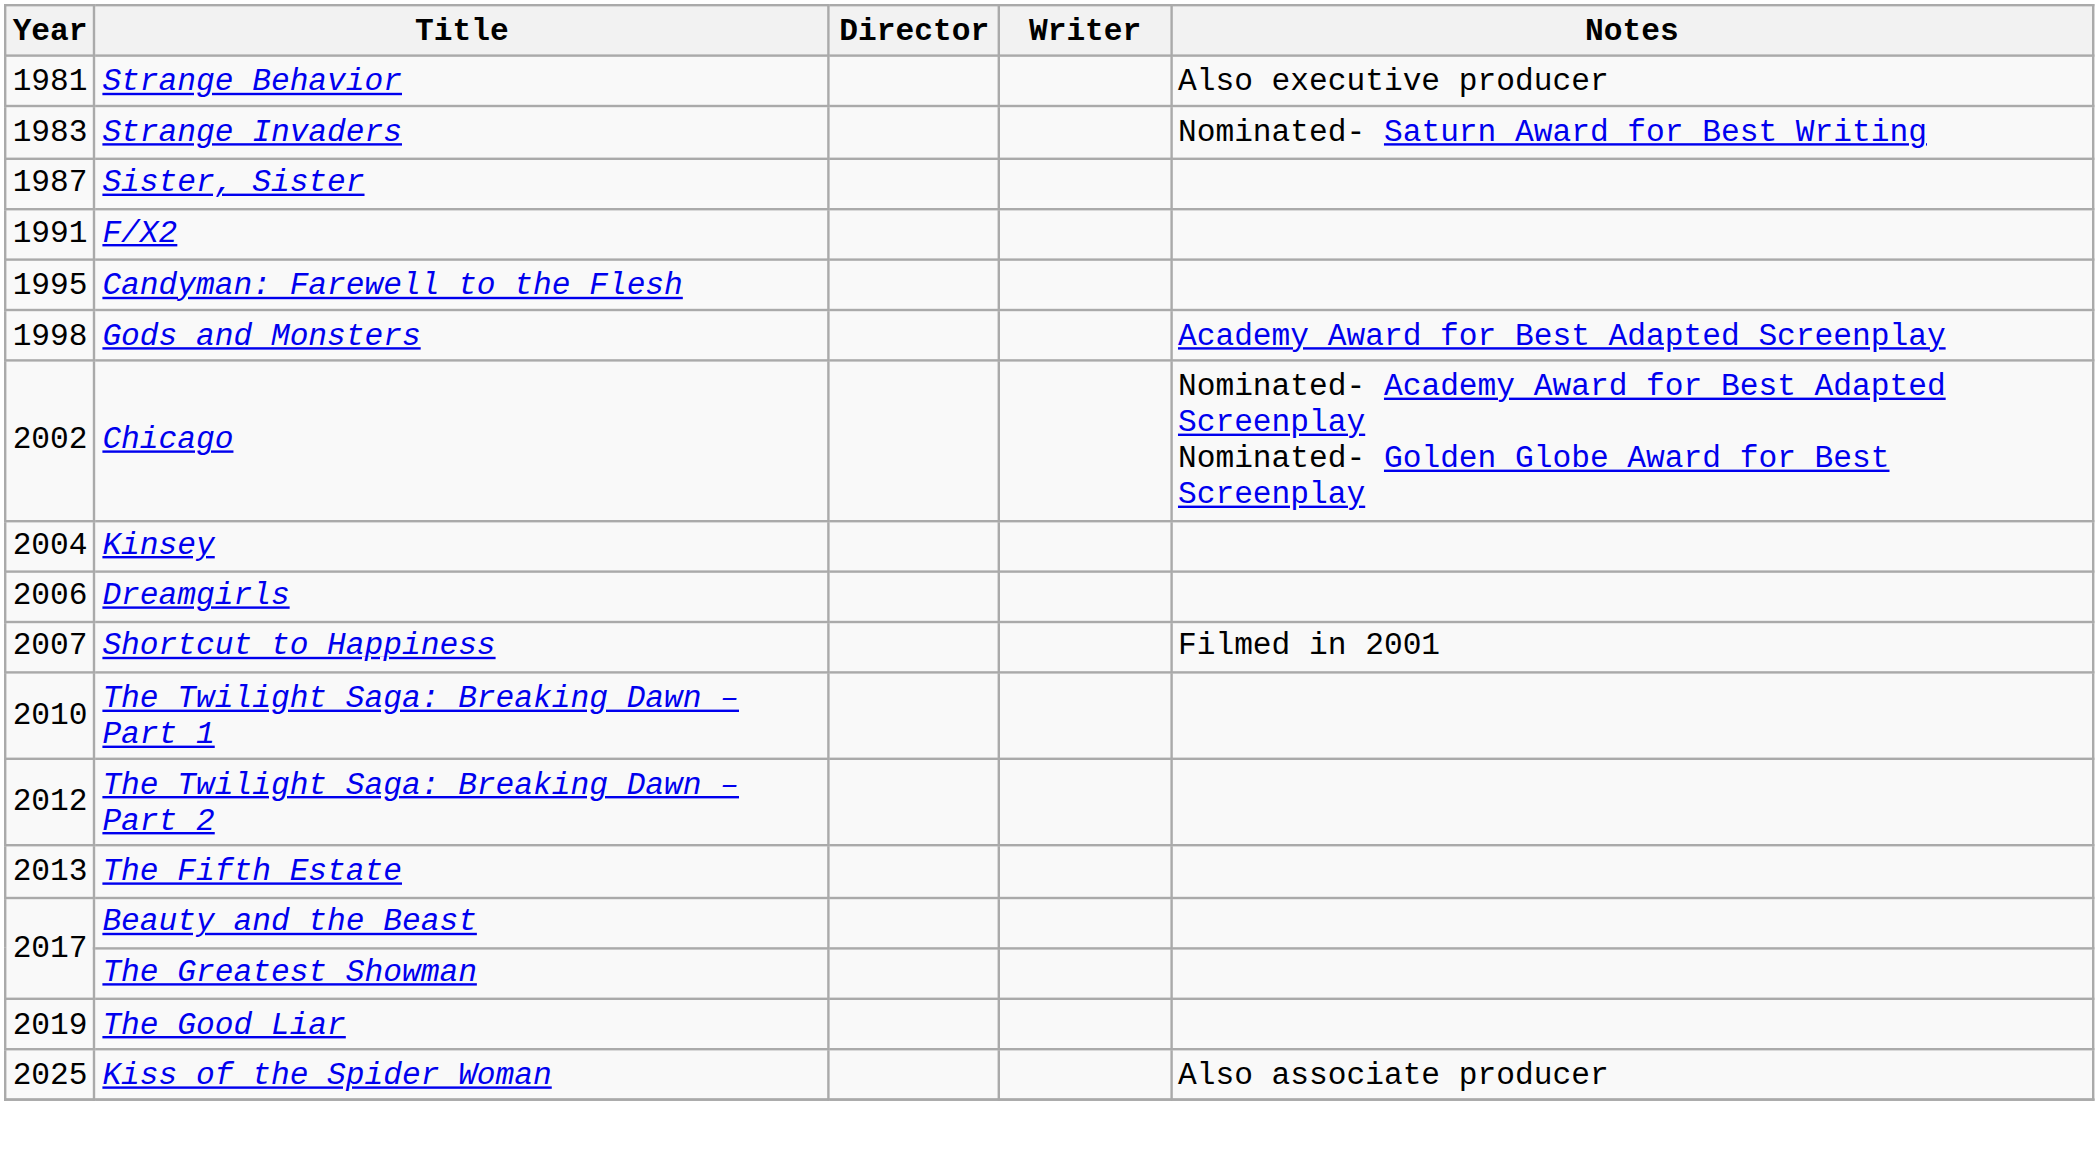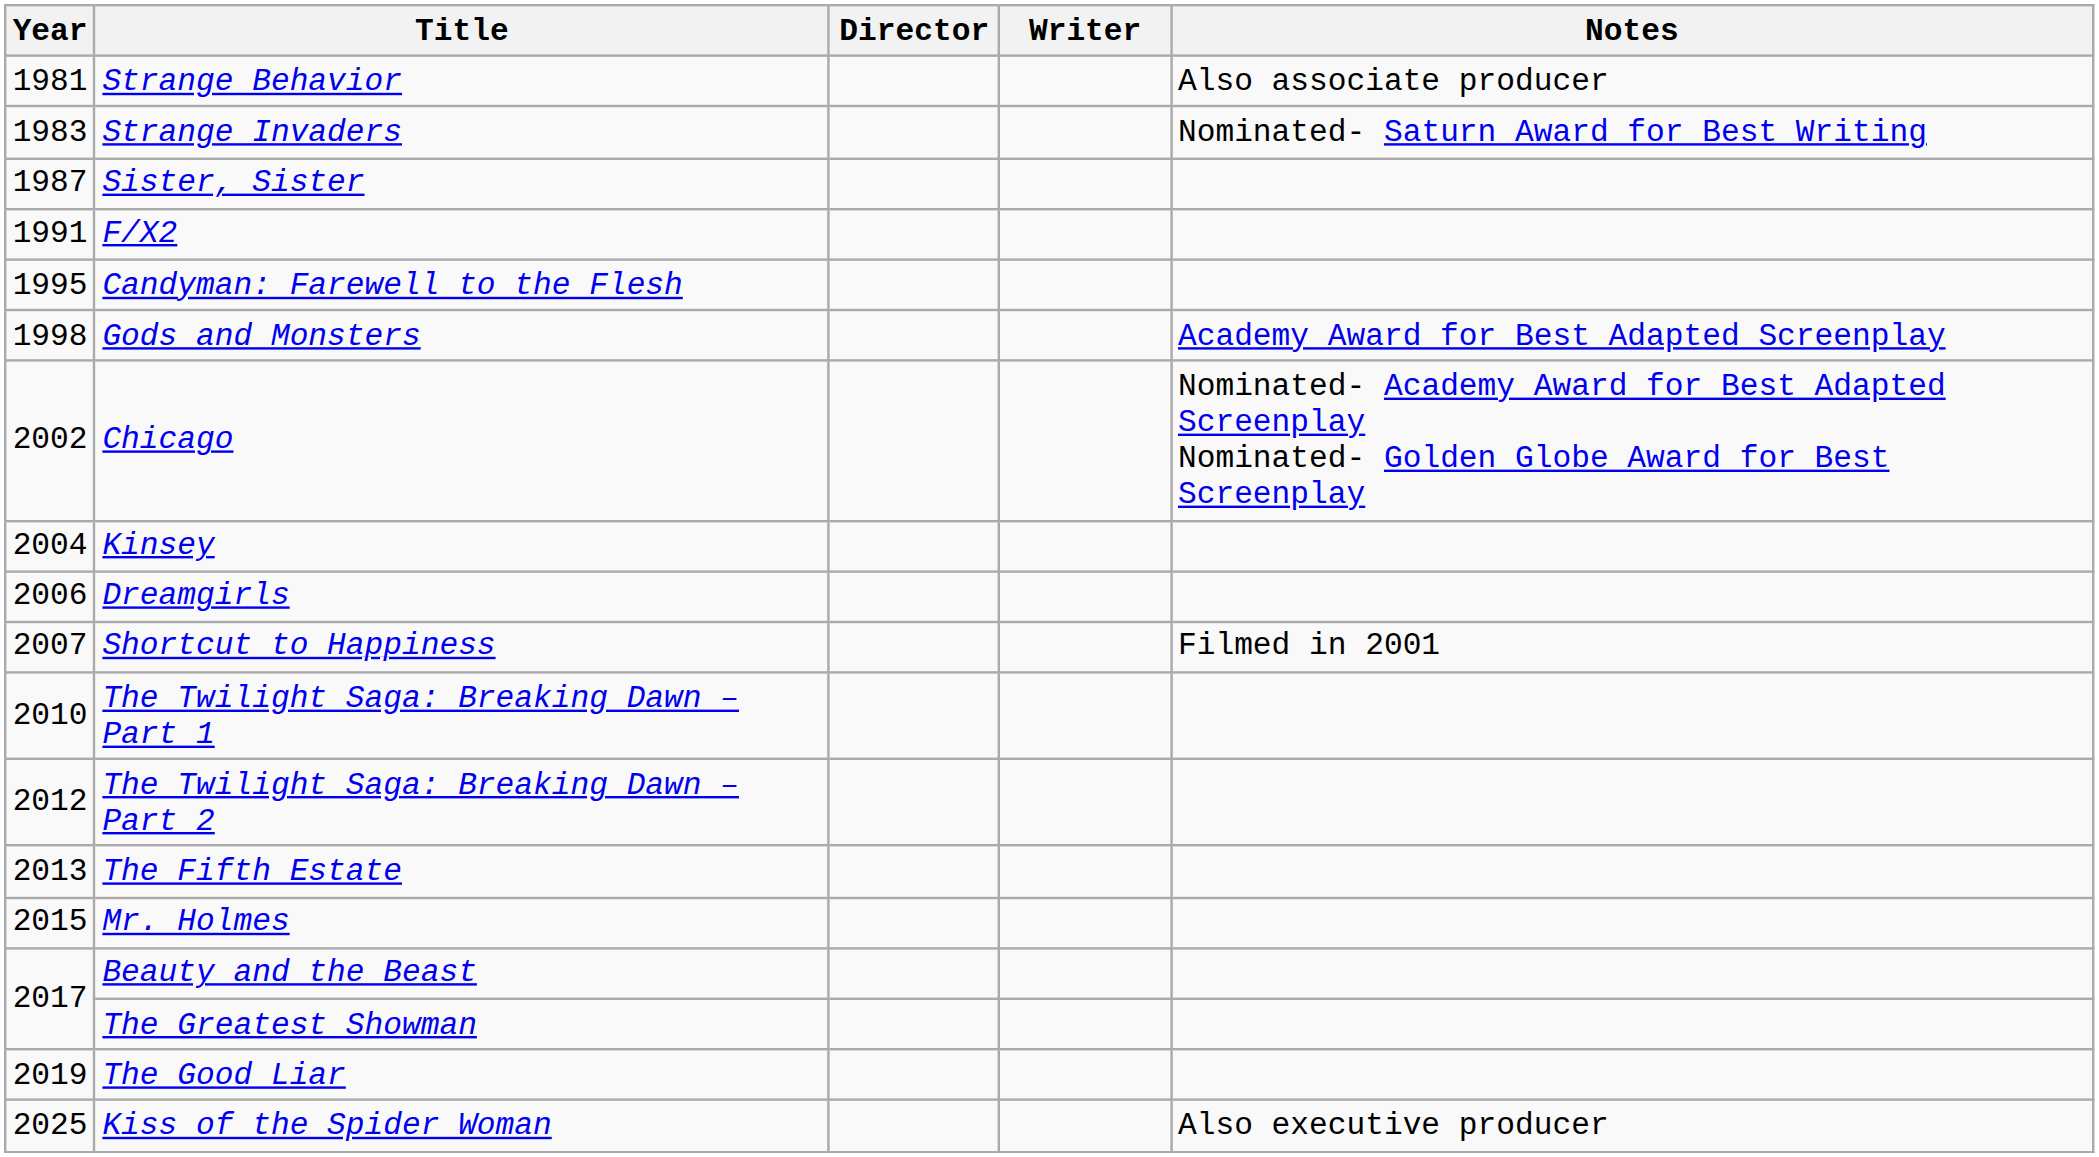(1393, 81) Also executive producer -> (1393, 81) Also associate producer
+ row: (196, 923)
(1393, 1075) Also associate producer -> (1393, 1126) Also executive producer
